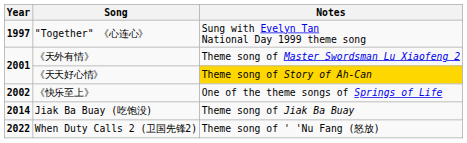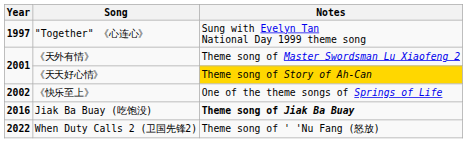(18, 111) 2014 -> (18, 111) 2016
(278, 111) normal -> (278, 111) bold
